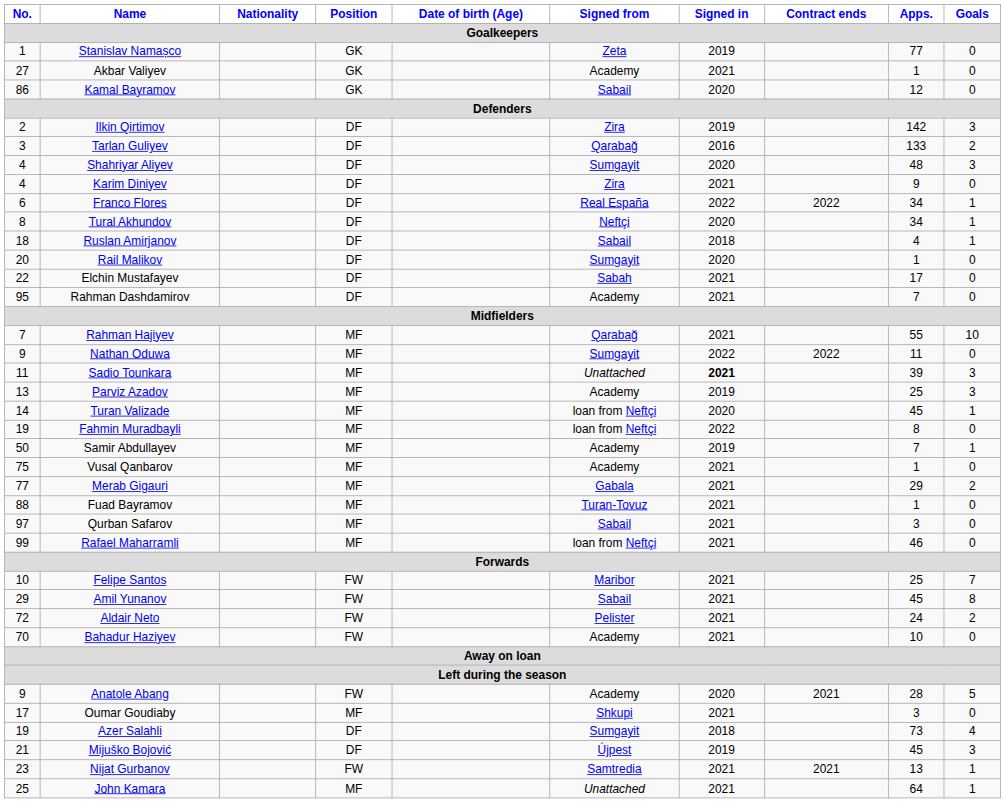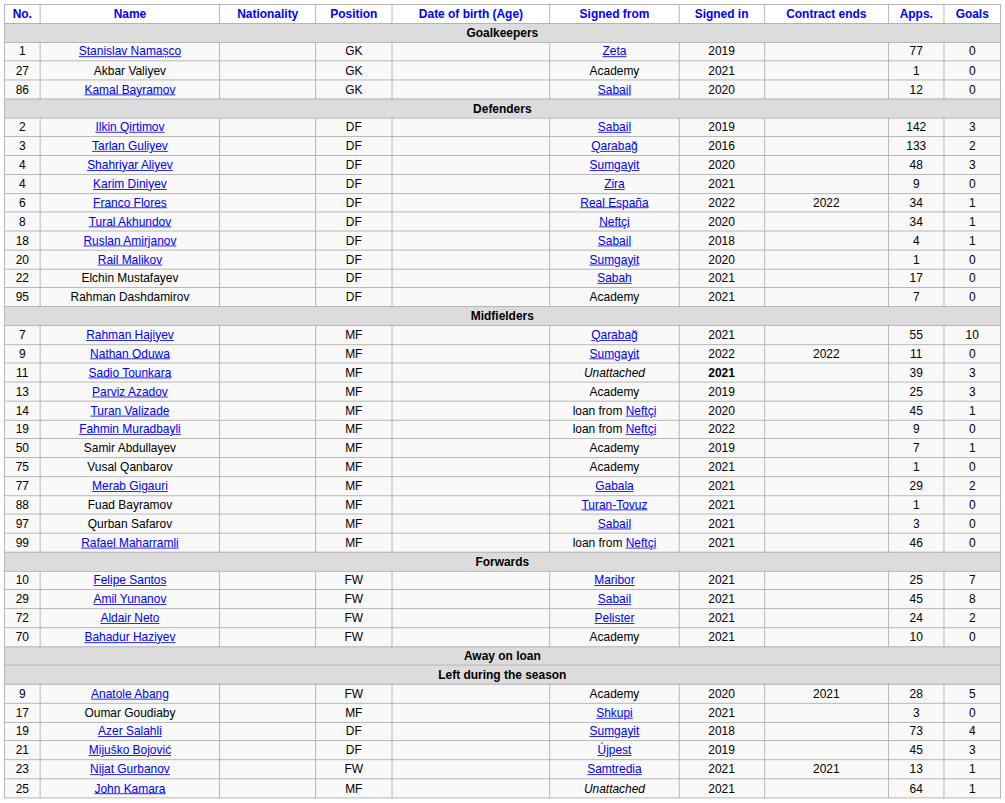(614, 128) Zira -> (614, 128) Sabail
(916, 430) 8 -> (916, 430) 9
